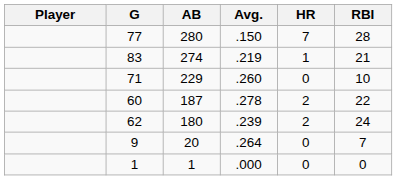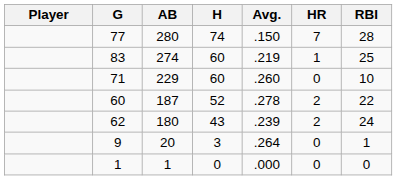+ column: (217, 15)
(363, 57) 21 -> (366, 57) 25
(363, 143) 7 -> (366, 143) 1
